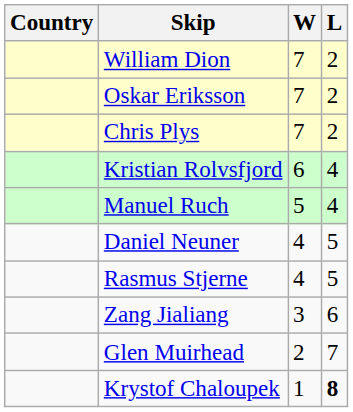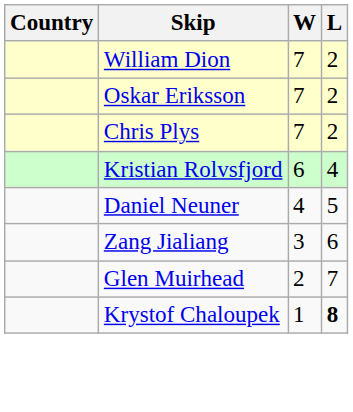- row: (166, 205)
- row: (176, 278)
